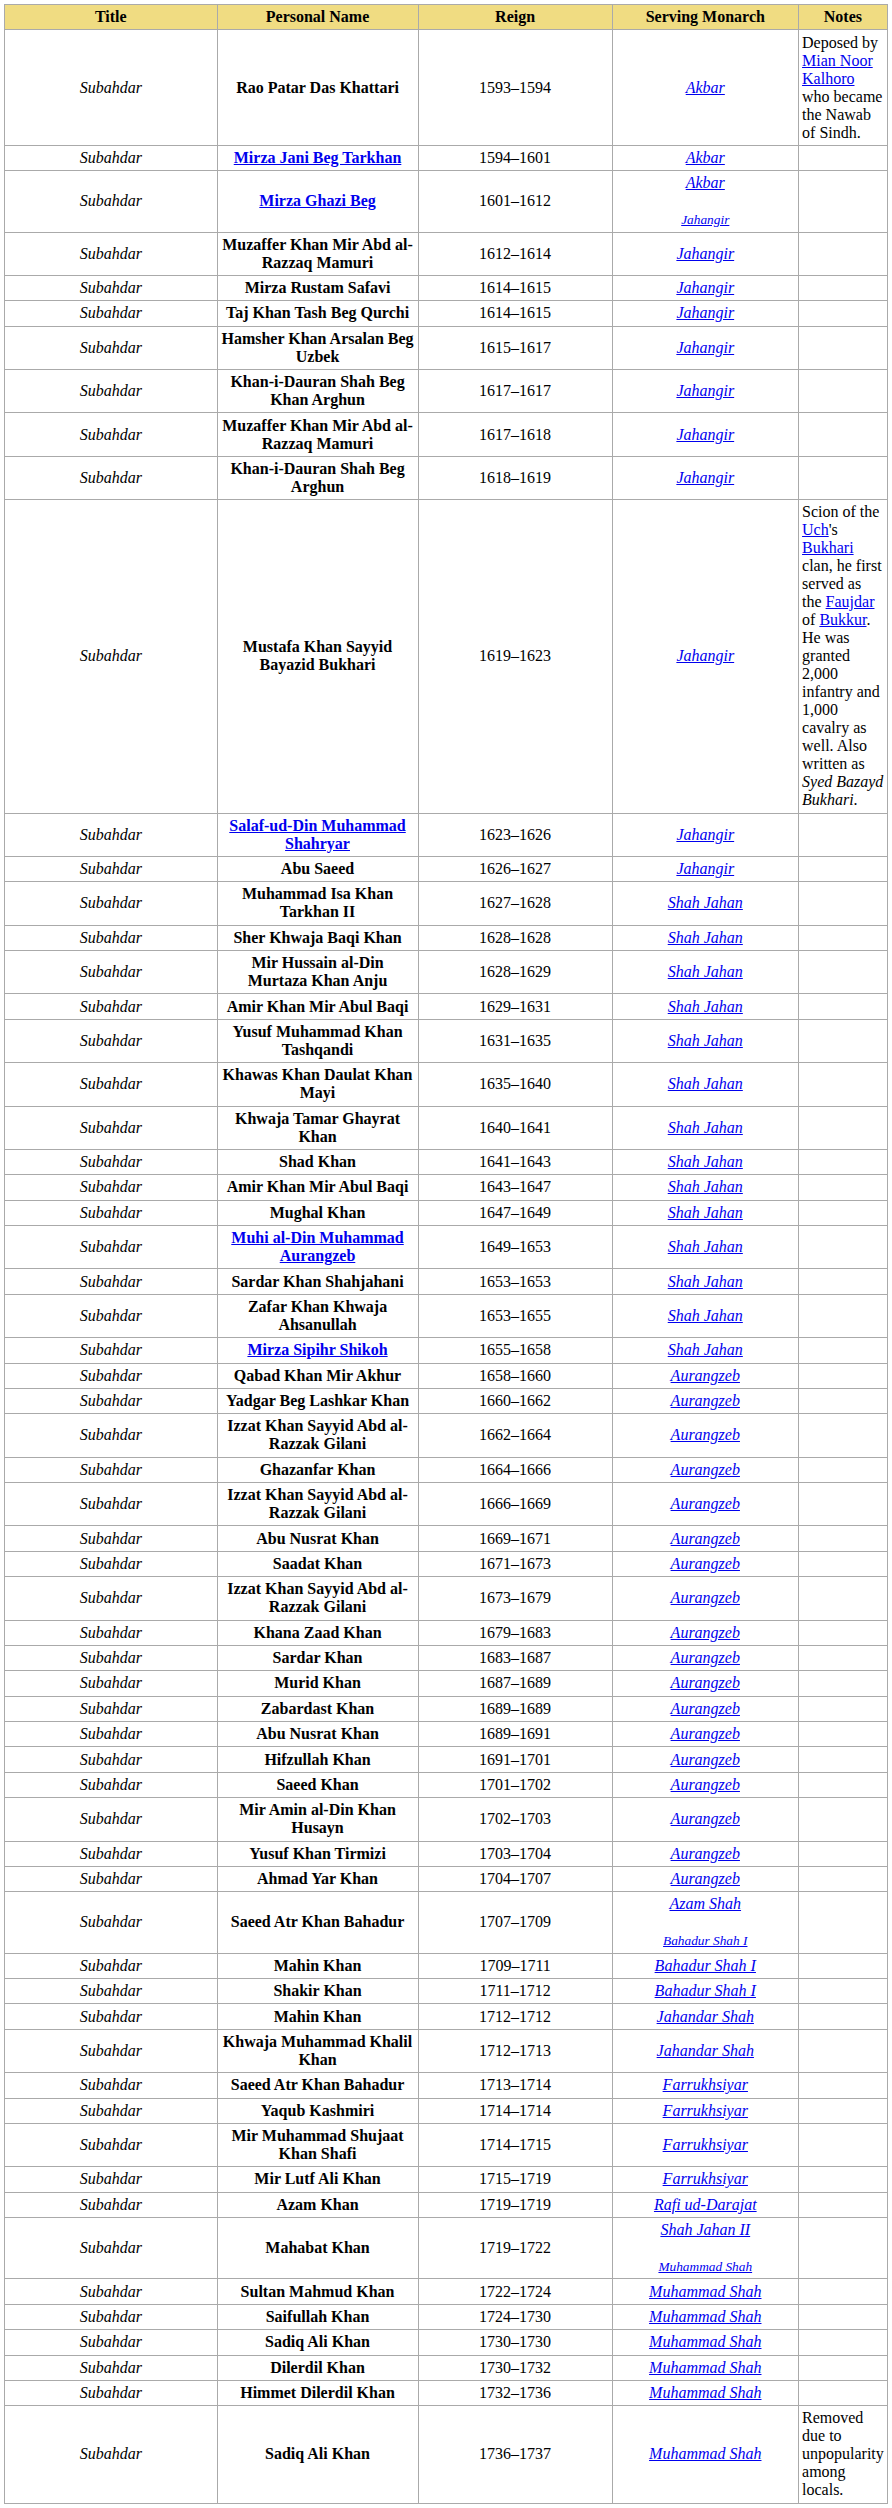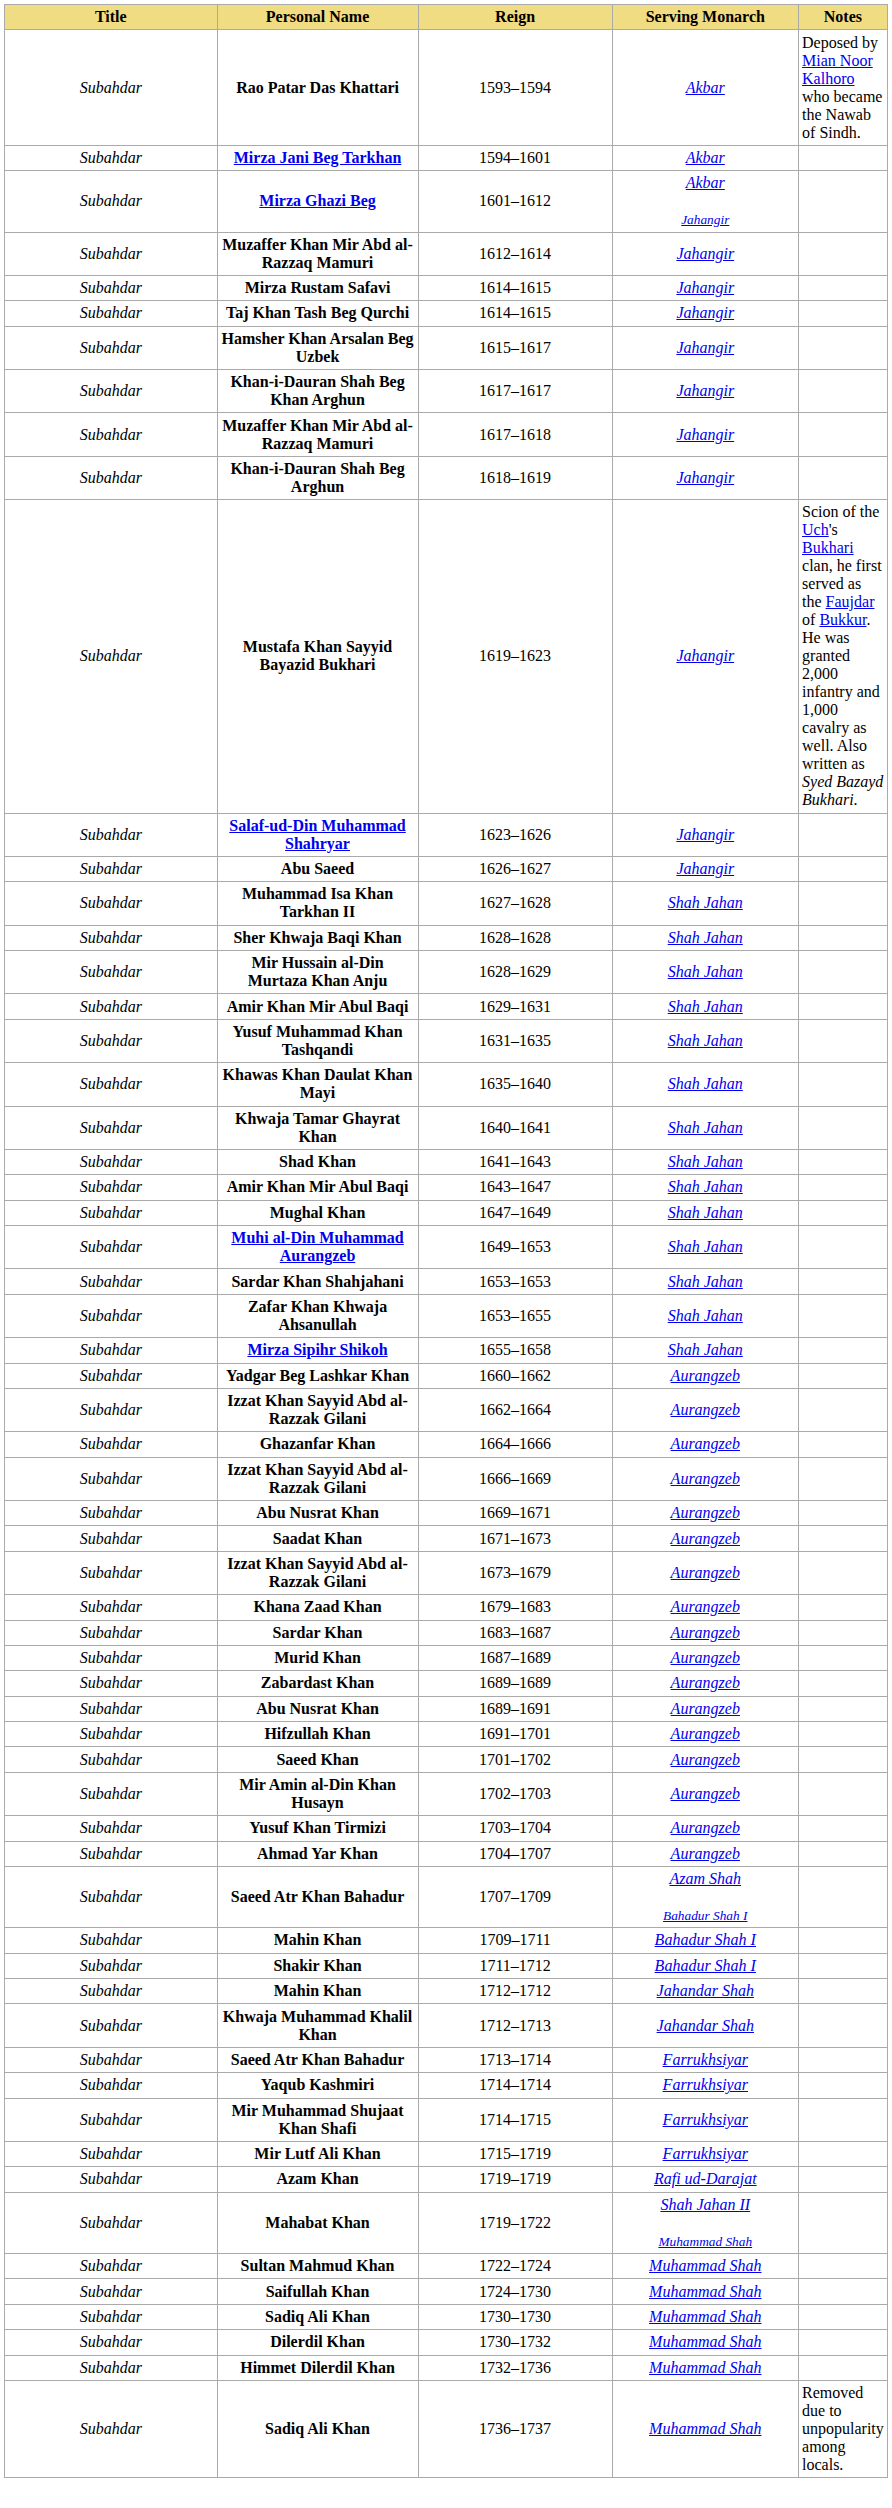- row: (318, 1375)
